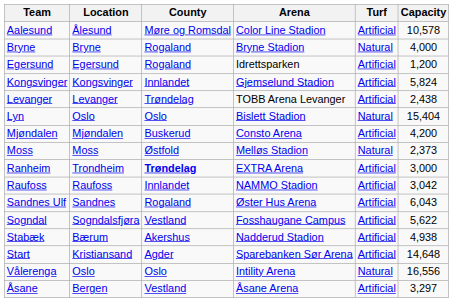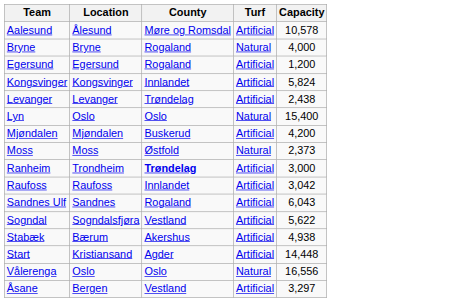- column: (294, 13)
(424, 116) 15,404 -> (302, 116) 15,400
(424, 254) 14,648 -> (302, 254) 14,448
